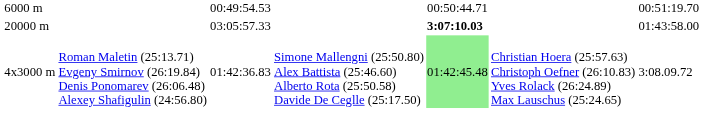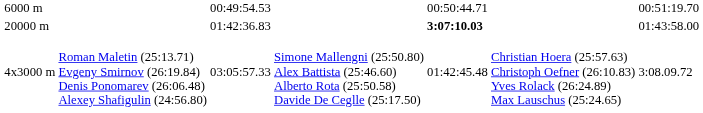(240, 25) 03:05:57.33 -> (240, 25) 01:42:36.83
(240, 71) 01:42:36.83 -> (240, 71) 03:05:57.33
(457, 71) lightgreen background -> (457, 71) no background
